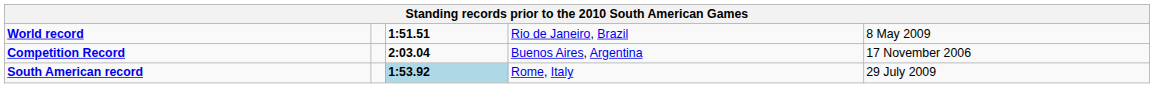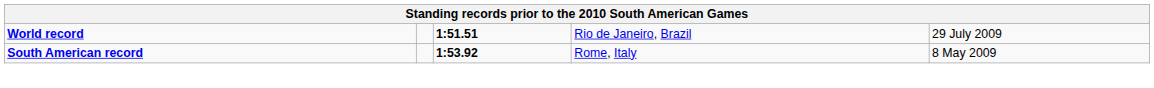(898, 33) 8 May 2009 -> (967, 33) 29 July 2009
- row: (66, 53)
(409, 72) lightblue background -> (457, 53) no background
(901, 72) 29 July 2009 -> (964, 53) 8 May 2009
